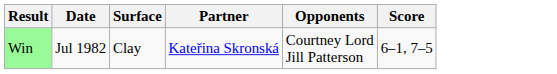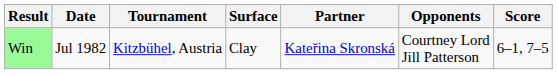+ column: (168, 16)
